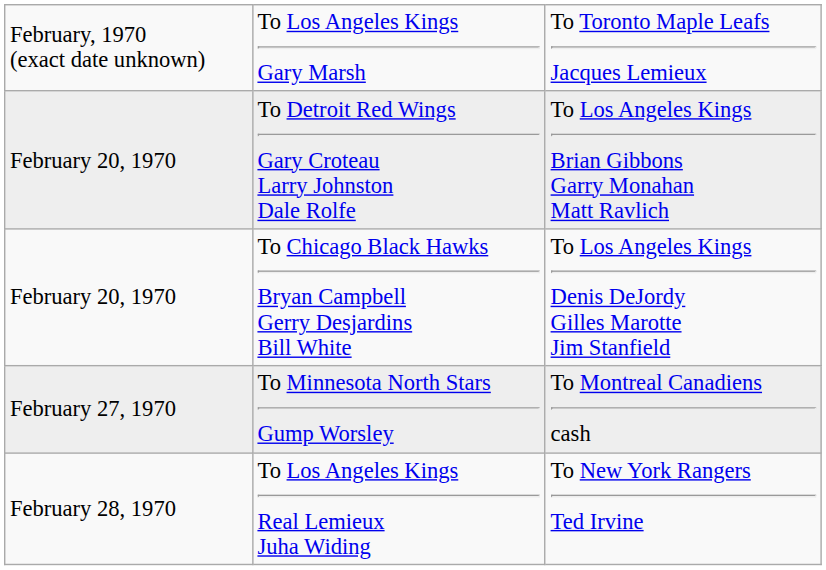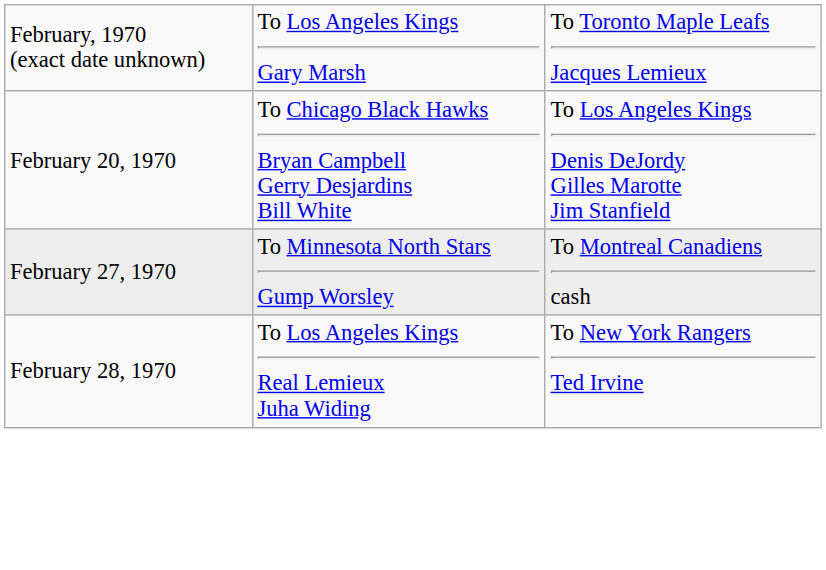- row: (399, 159)
